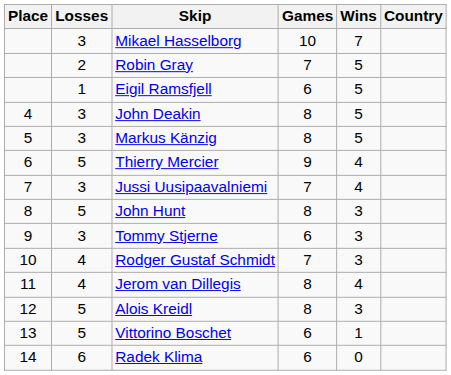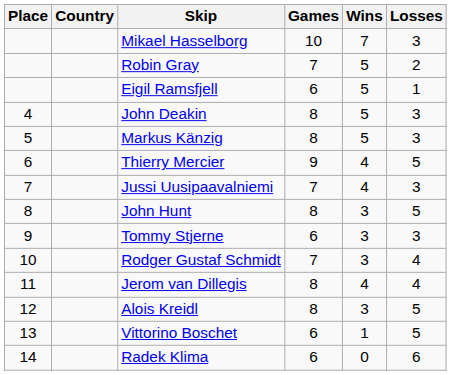columns swapped: (413, 16) <-> (82, 16)
